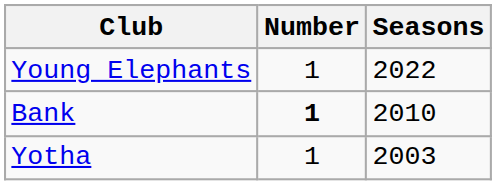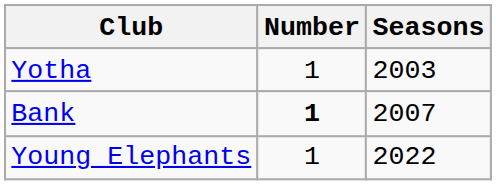rows swapped: (51, 157) <-> (131, 70)
(405, 114) 2010 -> (405, 114) 2007
